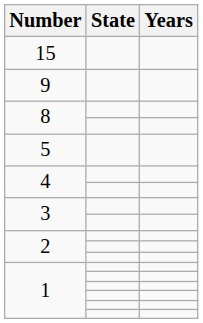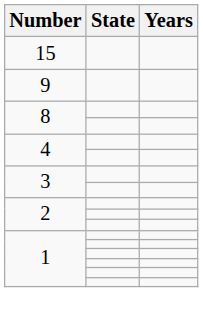- row: (45, 149)
